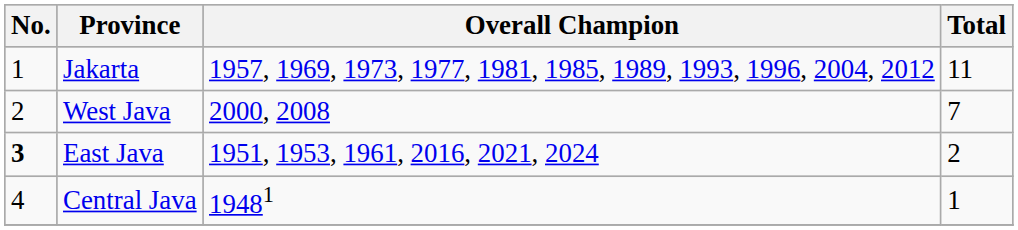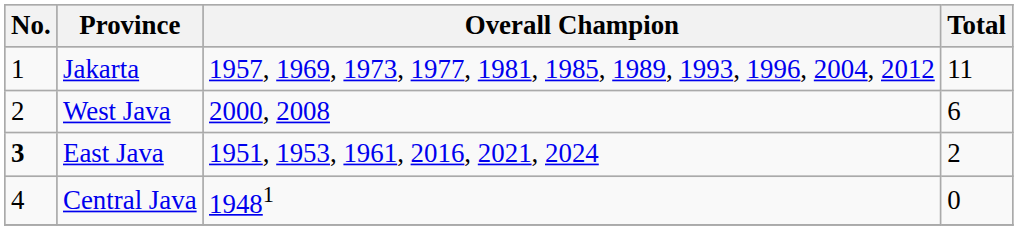(954, 111) 7 -> (954, 111) 6
(954, 199) 1 -> (954, 199) 0
